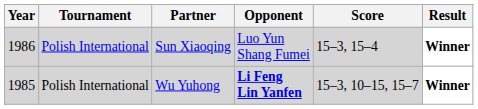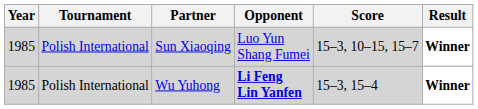(21, 46) 1986 -> (21, 46) 1985
(347, 46) 15–3, 15–4 -> (368, 46) 15–3, 10–15, 15–7
(368, 85) 15–3, 10–15, 15–7 -> (347, 85) 15–3, 15–4
